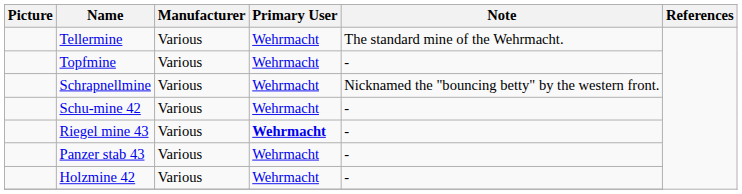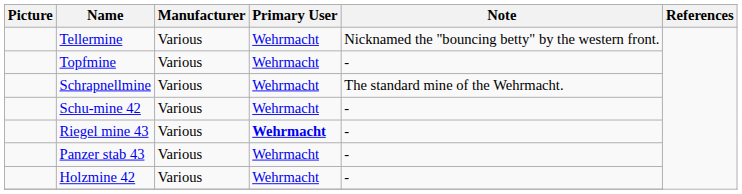(454, 39) The standard mine of the Wehrmacht. -> (502, 39) Nicknamed the "bouncing betty" by the western front.
(502, 85) Nicknamed the "bouncing betty" by the western front. -> (454, 85) The standard mine of the Wehrmacht.
